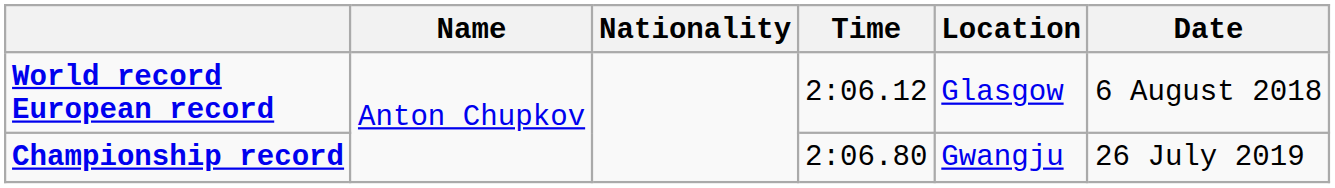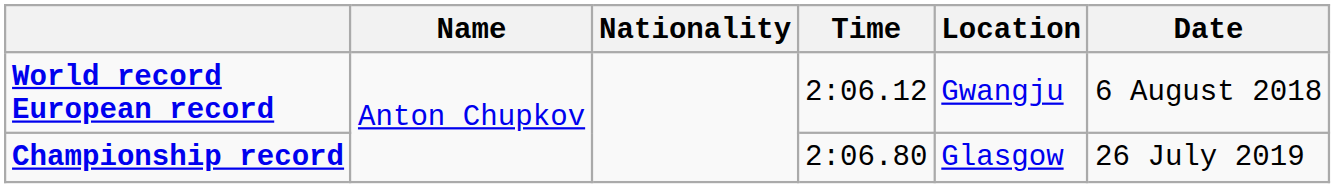(1002, 93) Glasgow -> (1002, 93) Gwangju
(1002, 157) Gwangju -> (1002, 157) Glasgow
